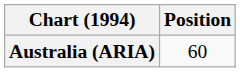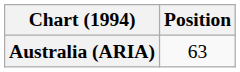(198, 50) 60 -> (198, 50) 63
